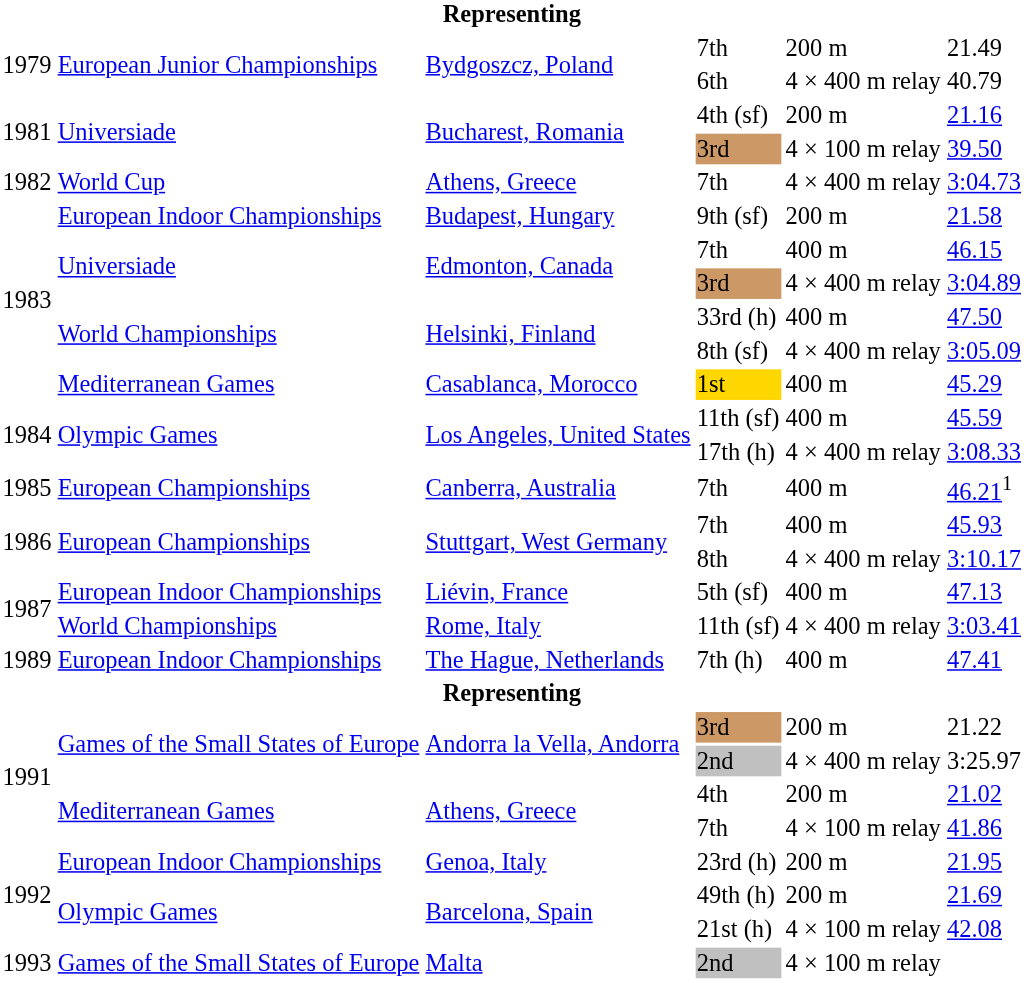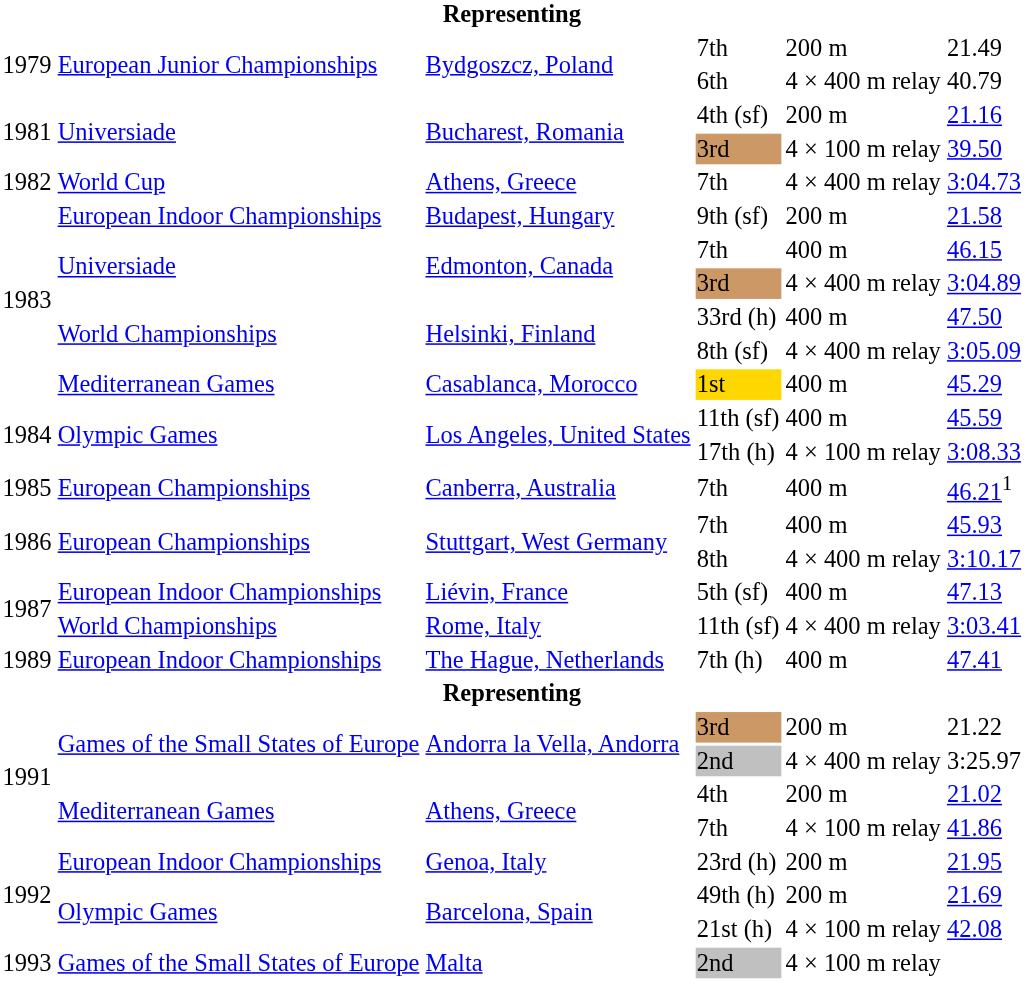(863, 451) 4 × 400 m relay -> (863, 451) 4 × 100 m relay
